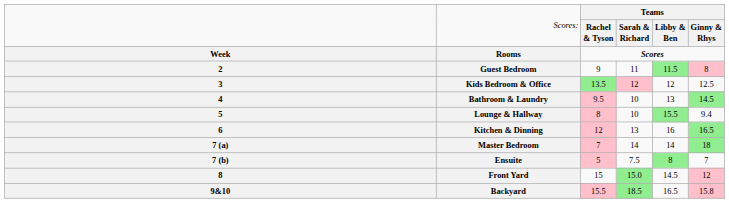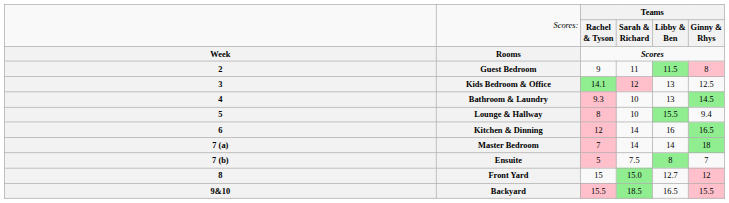(598, 84) 13.5 -> (598, 84) 14.1
(670, 84) 12 -> (670, 84) 13
(598, 99) 9.5 -> (598, 99) 9.3
(634, 130) 13 -> (634, 130) 14
(670, 176) 14.5 -> (670, 176) 12.7
(706, 191) 15.8 -> (706, 191) 15.5
